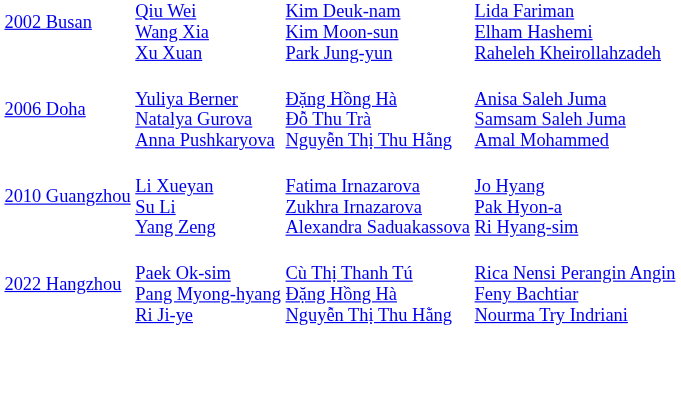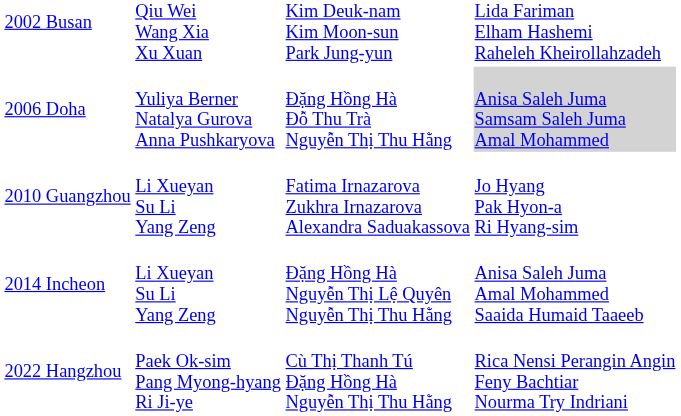(550, 119) no background -> (550, 119) lightgrey background
+ row: (55, 283)
